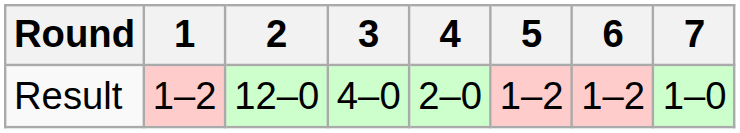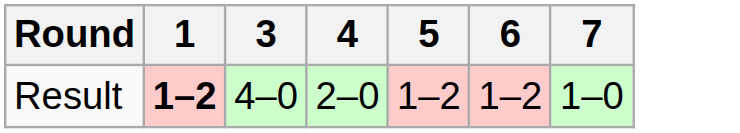- column: (277, 34)
(185, 95) normal -> (185, 95) bold
